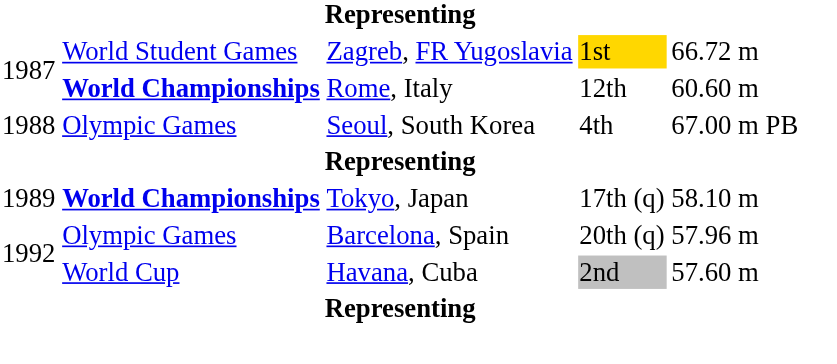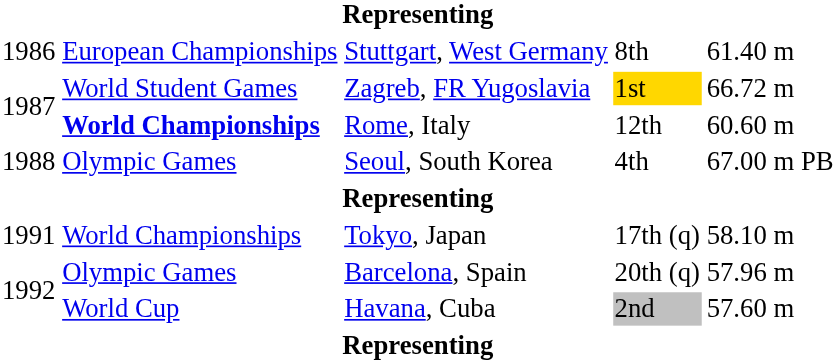+ row: (476, 51)
(29, 198) 1989 -> (29, 235) 1991
(191, 198) bold -> (182, 235) normal
